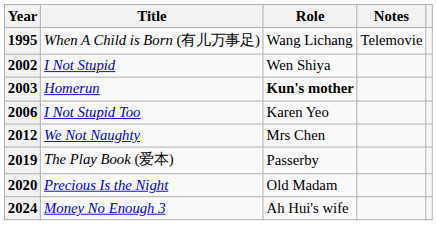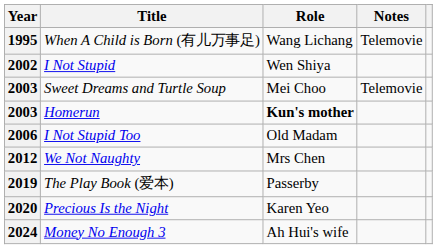+ row: (135, 88)
(298, 112) Karen Yeo -> (302, 135) Old Madam
(302, 185) Old Madam -> (298, 208) Karen Yeo
